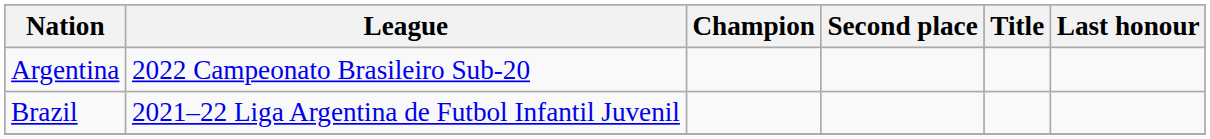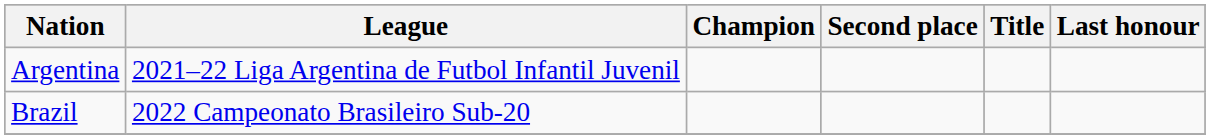(331, 69) 2022 Campeonato Brasileiro Sub-20 -> (406, 69) 2021–22 Liga Argentina de Futbol Infantil Juvenil
(406, 112) 2021–22 Liga Argentina de Futbol Infantil Juvenil -> (331, 112) 2022 Campeonato Brasileiro Sub-20
